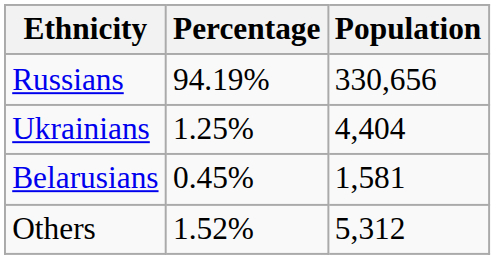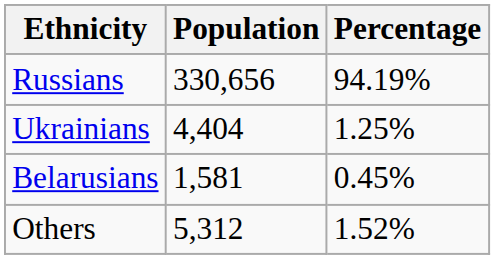columns swapped: (408, 29) <-> (247, 29)
